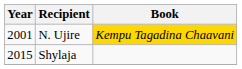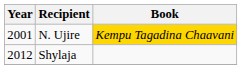(20, 54) 2015 -> (20, 54) 2012
